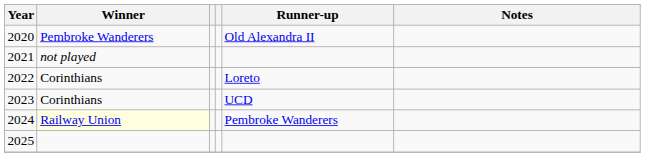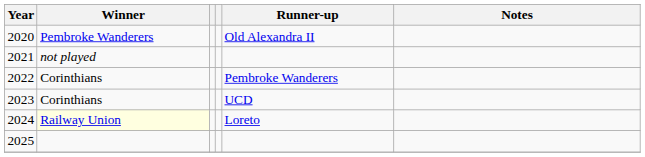(242, 78) Loreto -> (281, 78) Pembroke Wanderers
(281, 120) Pembroke Wanderers -> (242, 120) Loreto
